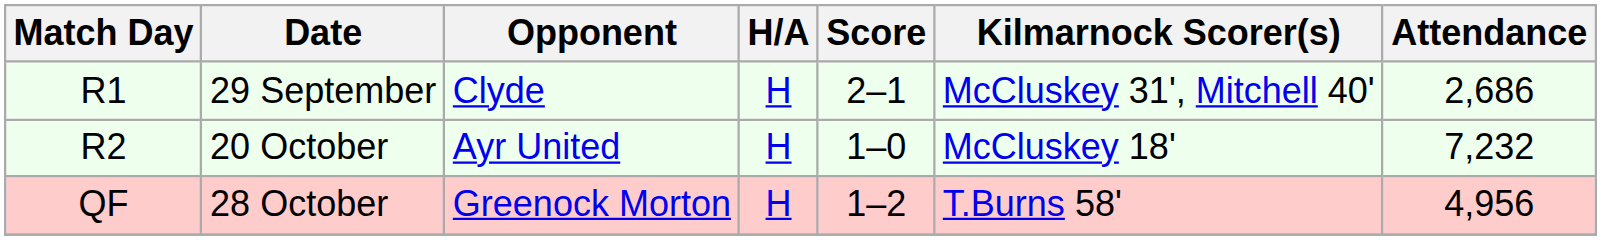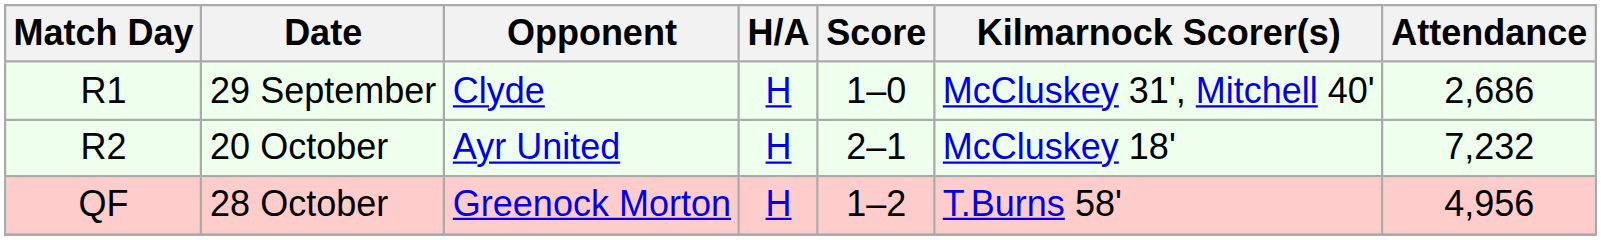(876, 90) 2–1 -> (876, 90) 1–0
(876, 147) 1–0 -> (876, 147) 2–1
